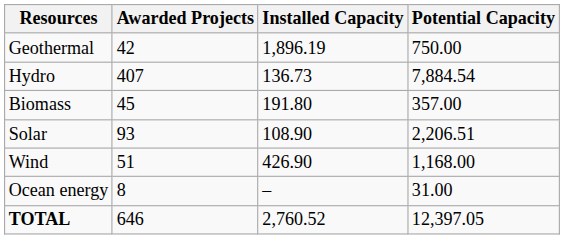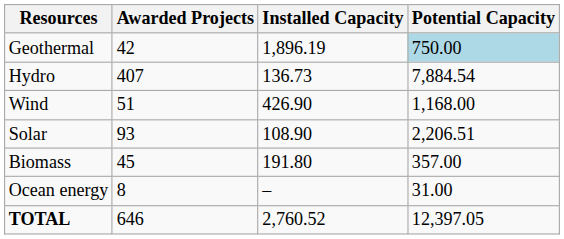(437, 47) no background -> (437, 47) lightblue background
rows swapped: (28, 162) <-> (40, 104)
